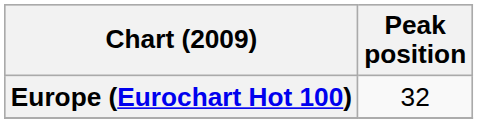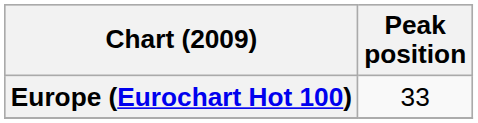(415, 96) 32 -> (415, 96) 33
